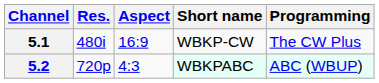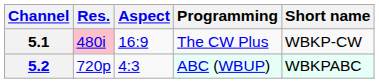columns swapped: (220, 16) <-> (320, 16)
(91, 41) no background -> (91, 41) pink background
